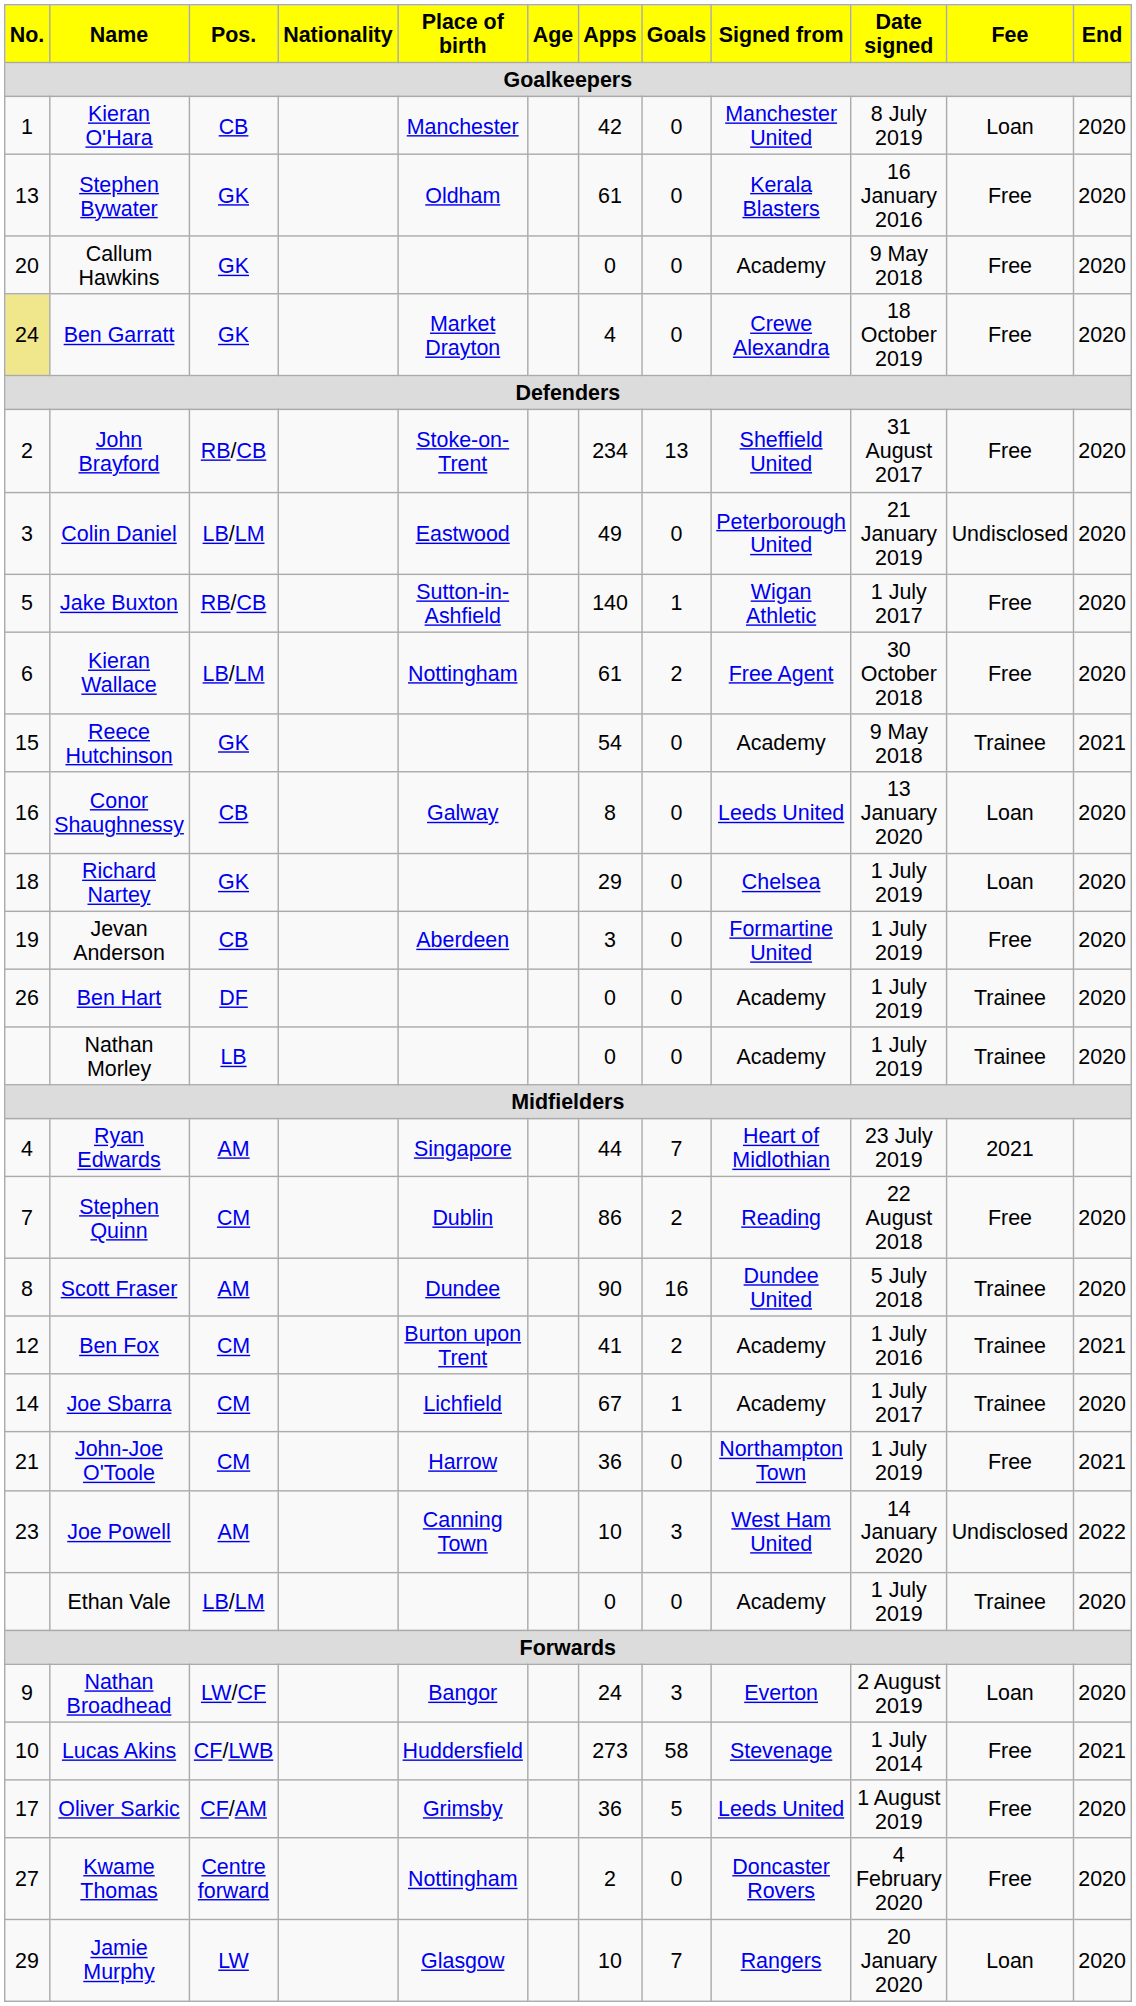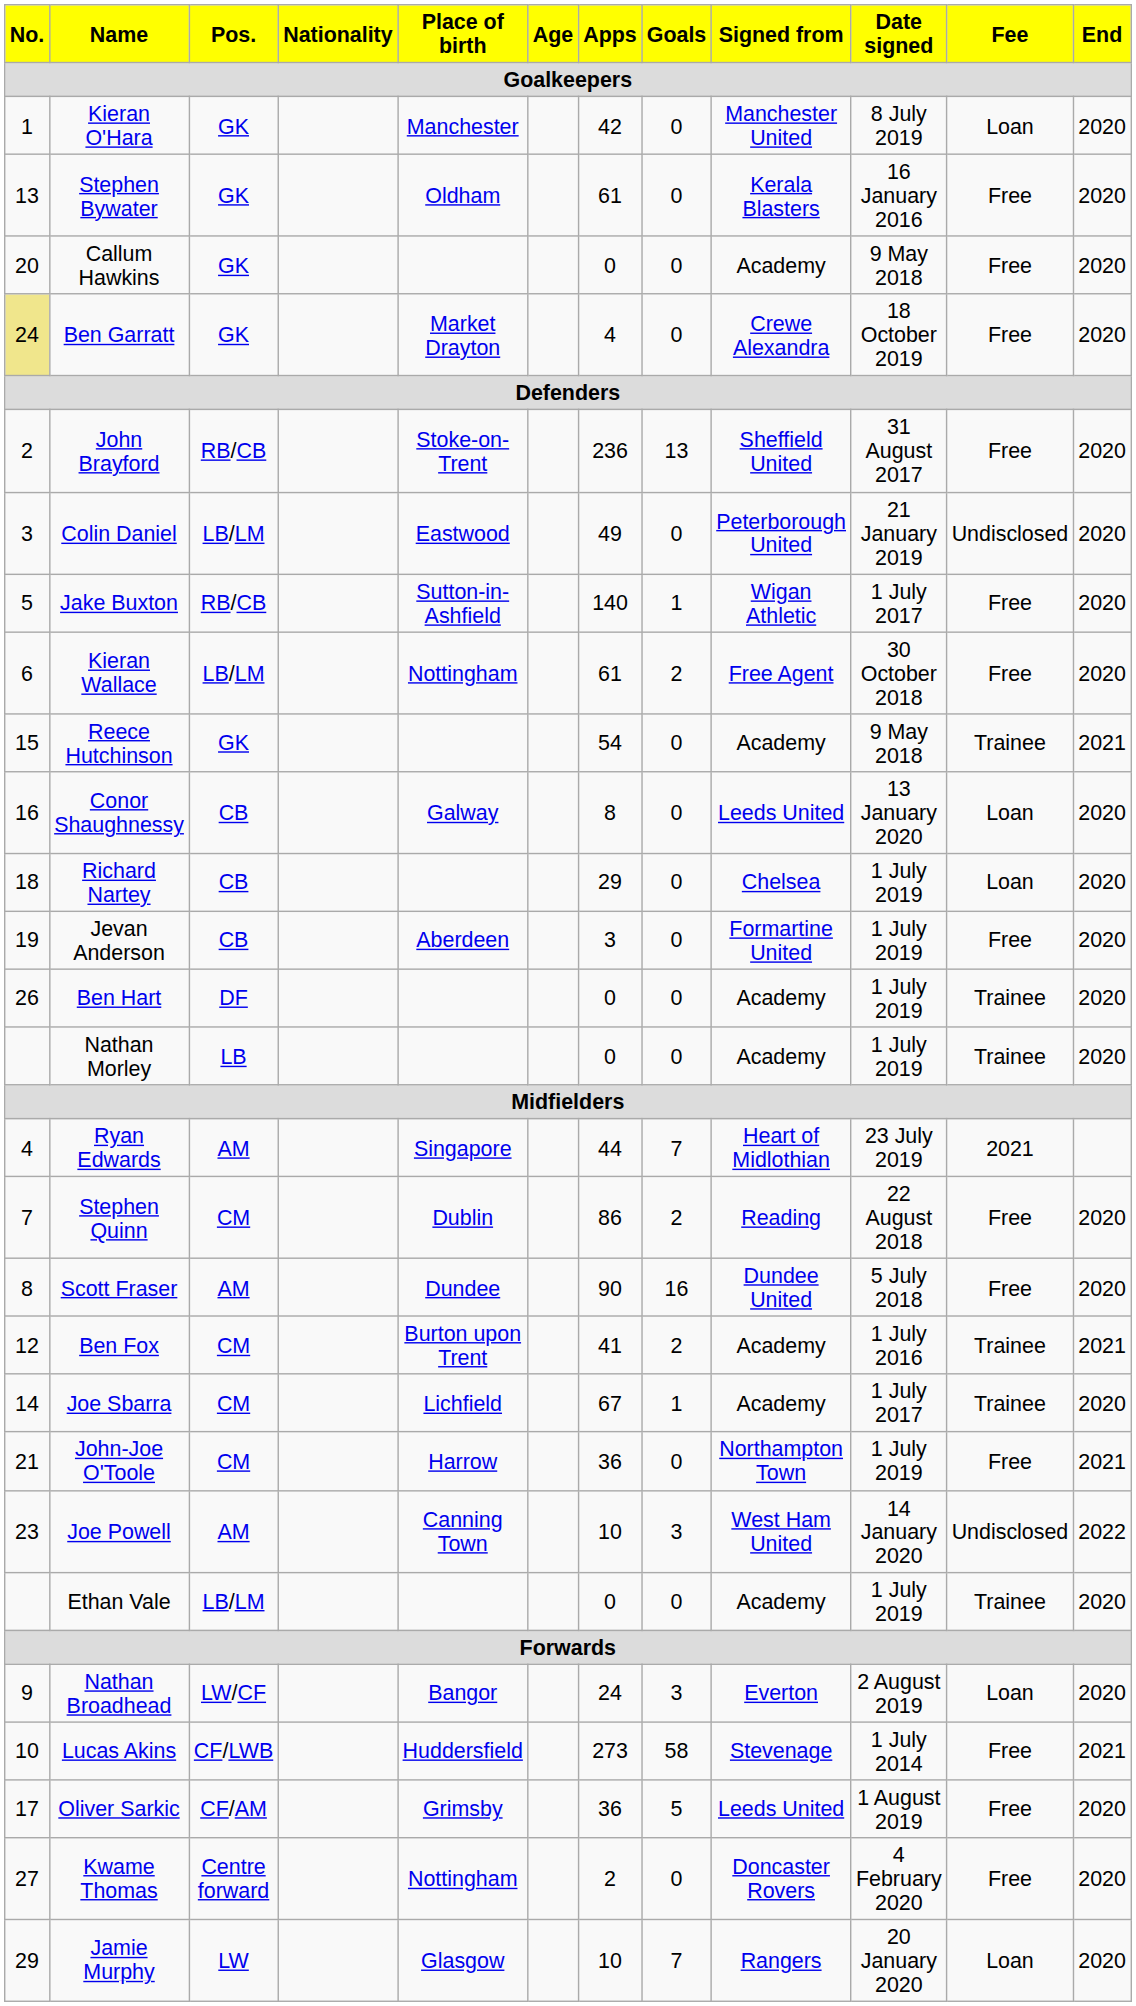(234, 126) CB -> (234, 126) GK
(610, 451) 234 -> (610, 451) 236
(234, 882) GK -> (234, 882) CB
(1010, 1288) Trainee -> (1010, 1288) Free
